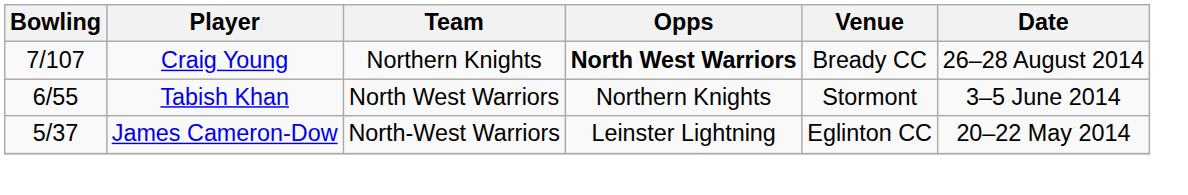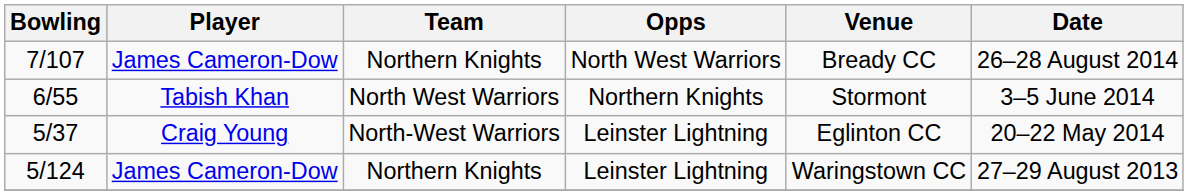(225, 60) Craig Young -> (225, 60) James Cameron-Dow
(684, 60) bold -> (676, 60) normal
(225, 134) James Cameron-Dow -> (225, 134) Craig Young
+ row: (56, 171)
